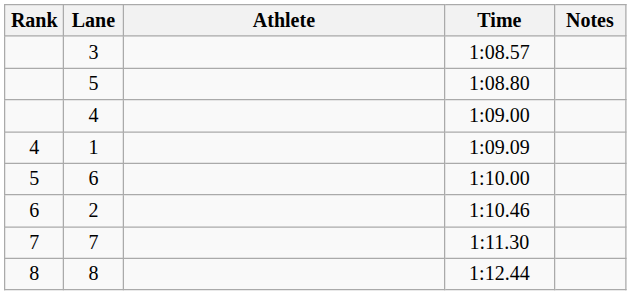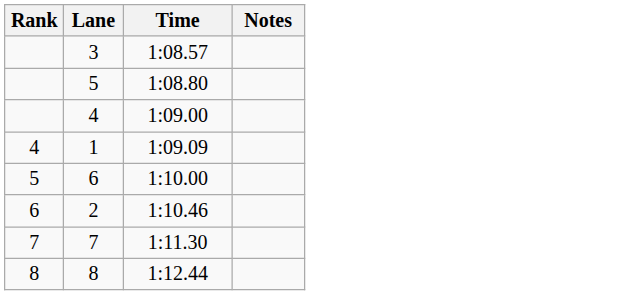- column: (284, 20)
